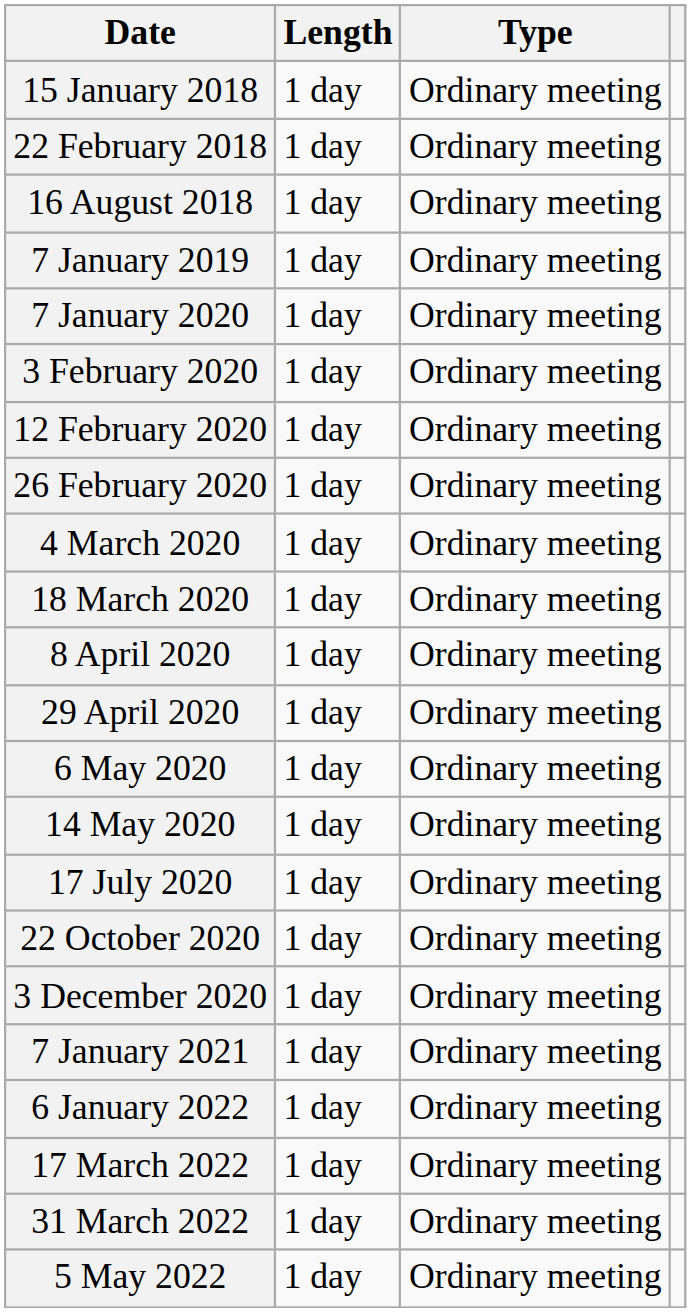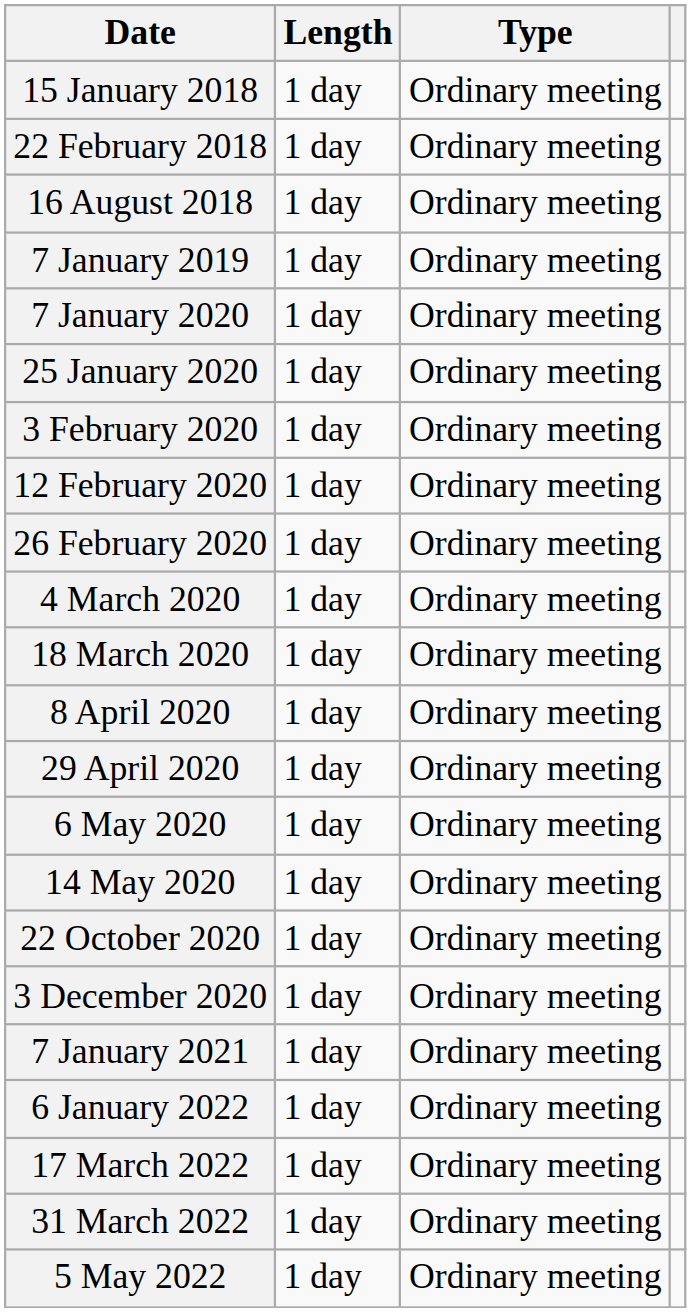+ row: (140, 372)
- row: (140, 881)
